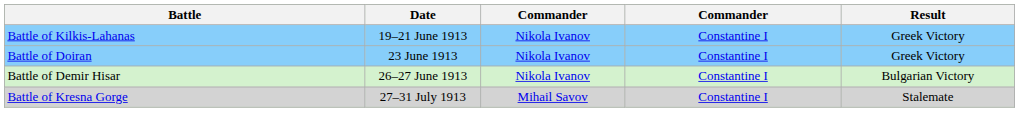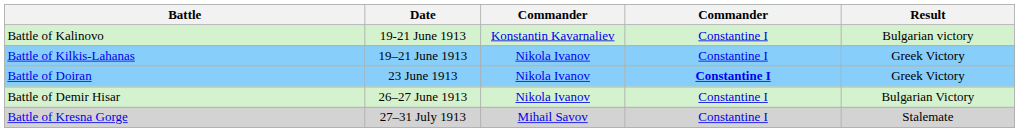+ row: (56, 35)
(733, 55) normal -> (733, 76) bold
